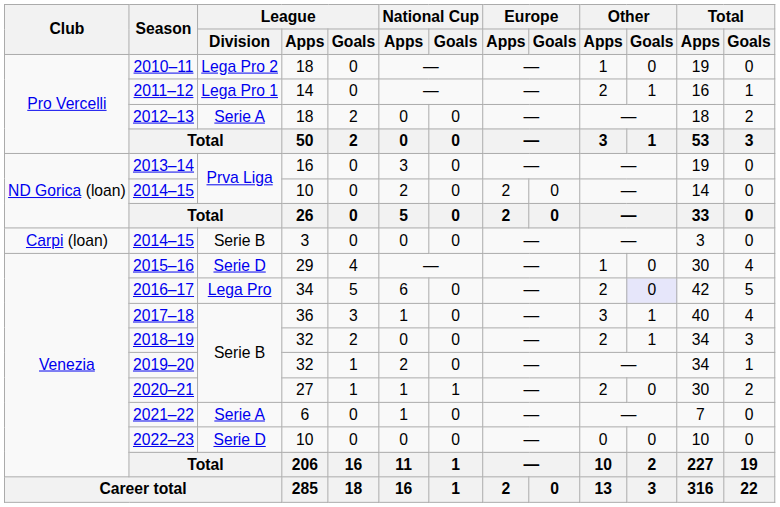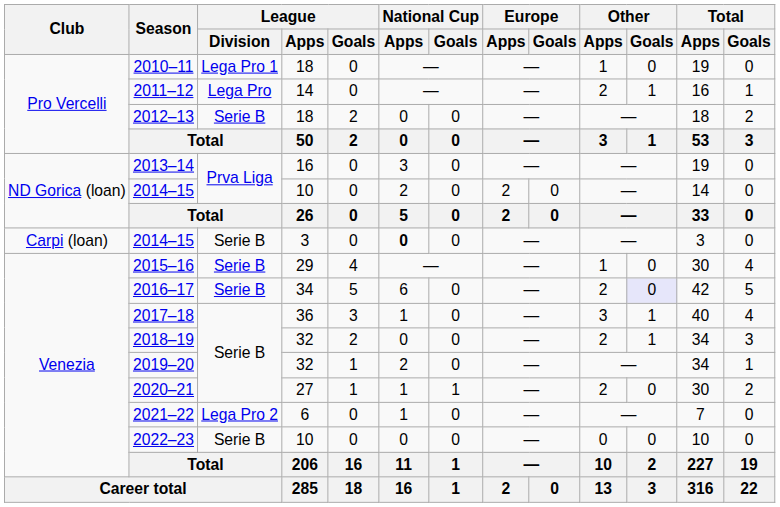(240, 66) Lega Pro 2 -> (240, 66) Lega Pro 1
(240, 91) Lega Pro 1 -> (240, 91) Lega Pro
(240, 116) Serie A -> (240, 116) Serie B
(404, 240) normal -> (404, 240) bold
(240, 265) Serie D -> (240, 265) Serie B
(240, 290) Lega Pro -> (240, 290) Serie B
(240, 414) Serie A -> (240, 414) Lega Pro 2
(240, 439) Serie D -> (240, 439) Serie B
